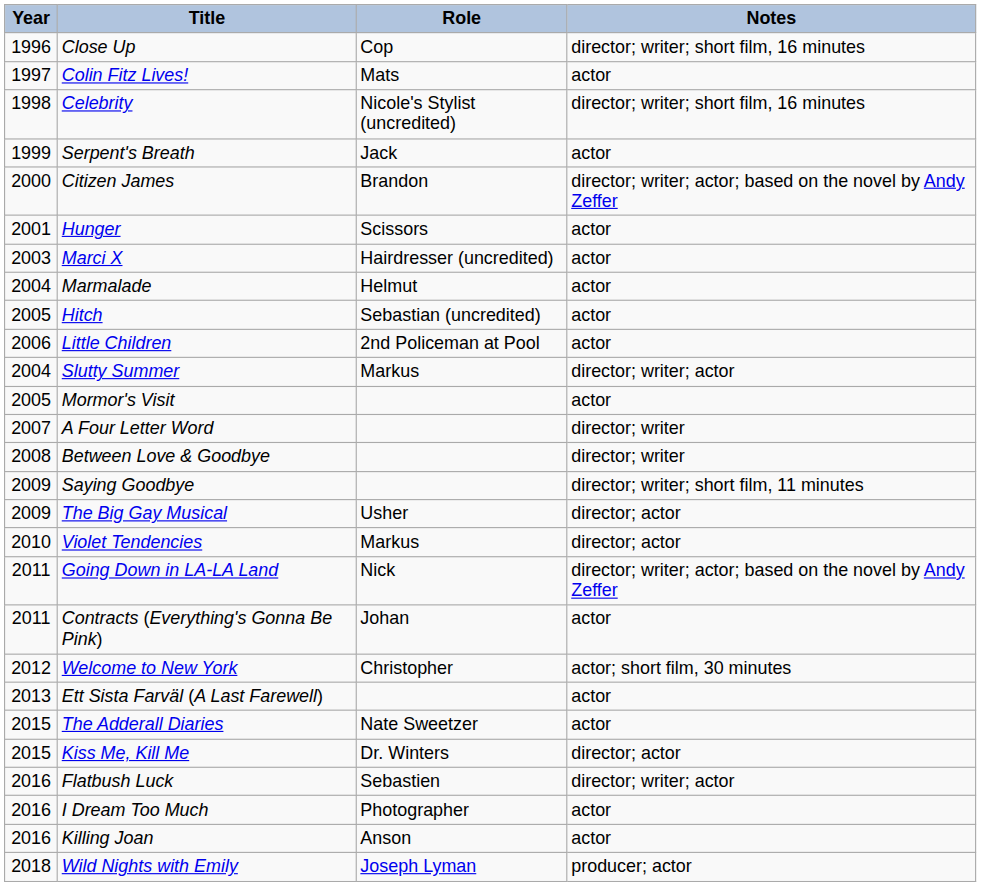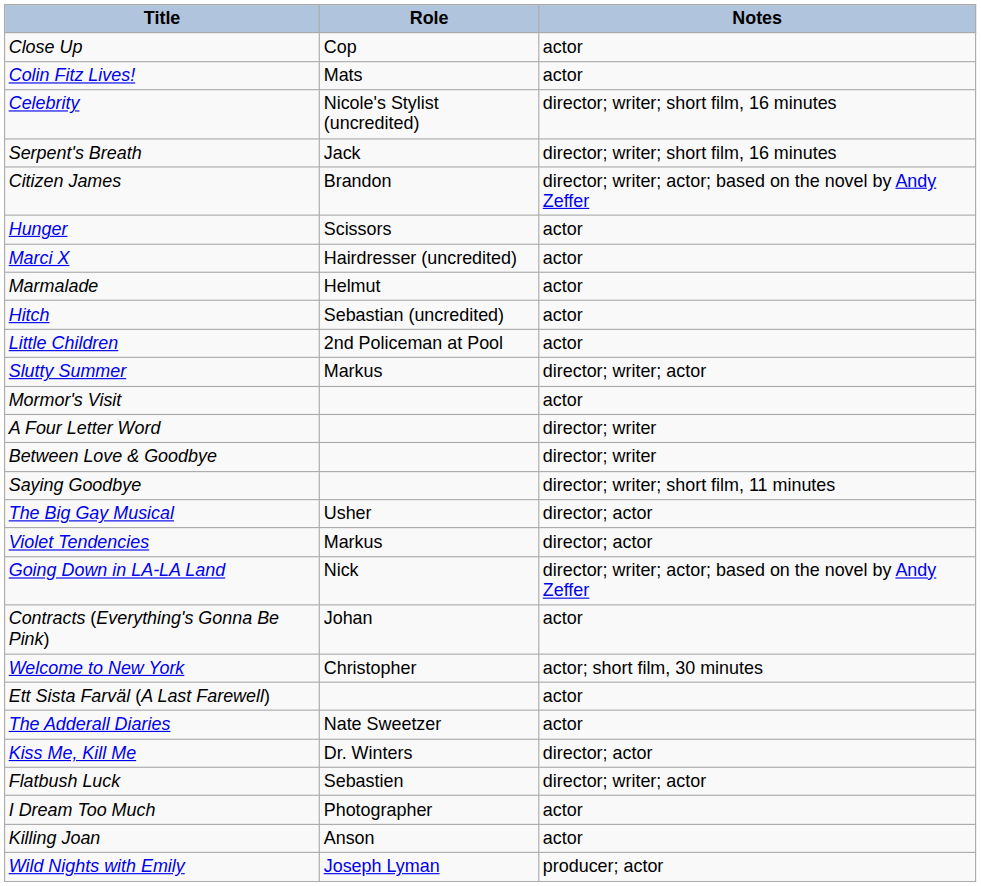- column: (31, 18)
(718, 47) director; writer; short film, 16 minutes -> (563, 47) actor
(591, 152) actor -> (690, 152) director; writer; short film, 16 minutes
